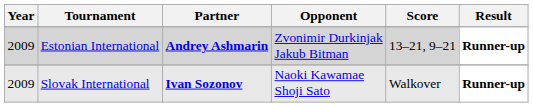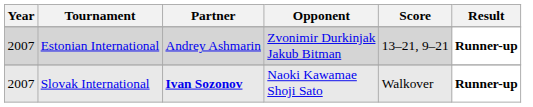(21, 45) 2009 -> (21, 45) 2007
(217, 45) bold -> (213, 45) normal
(21, 83) 2009 -> (21, 83) 2007
